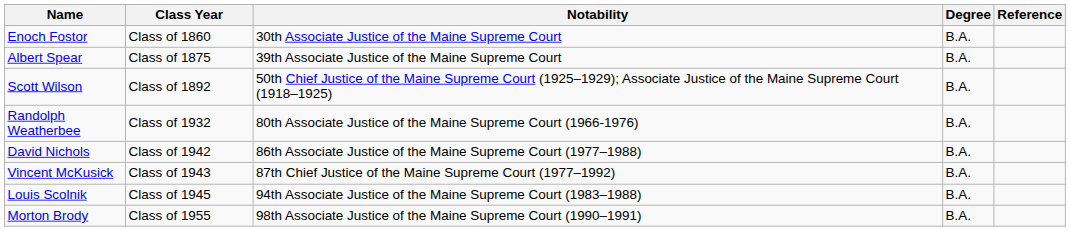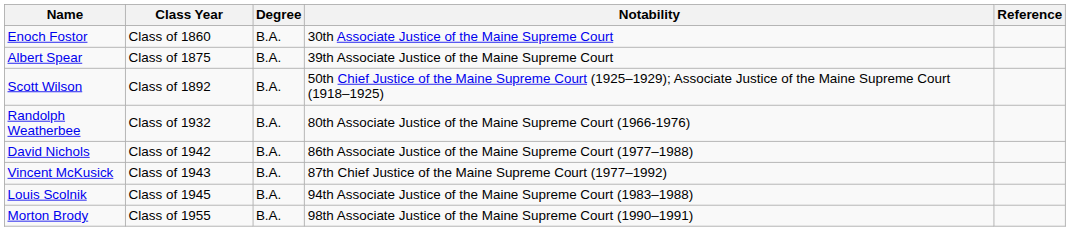columns swapped: (598, 15) <-> (968, 15)
